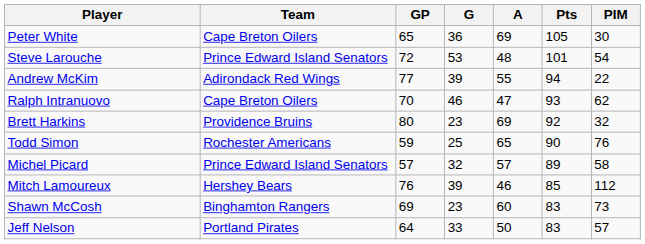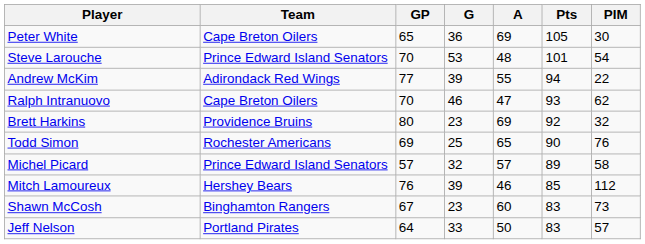(406, 57) 72 -> (406, 57) 70
(406, 143) 59 -> (406, 143) 69
(406, 206) 69 -> (406, 206) 67
